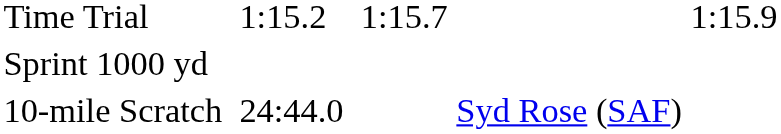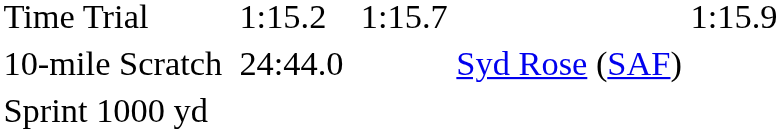rows swapped: (106, 63) <-> (113, 110)
